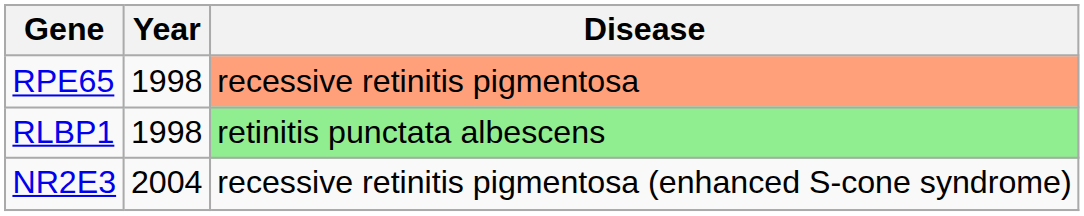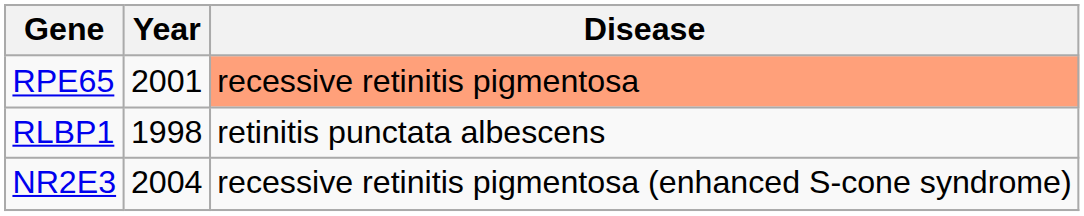(167, 81) 1998 -> (167, 81) 2001
(411, 132) lightgreen background -> (411, 132) no background
